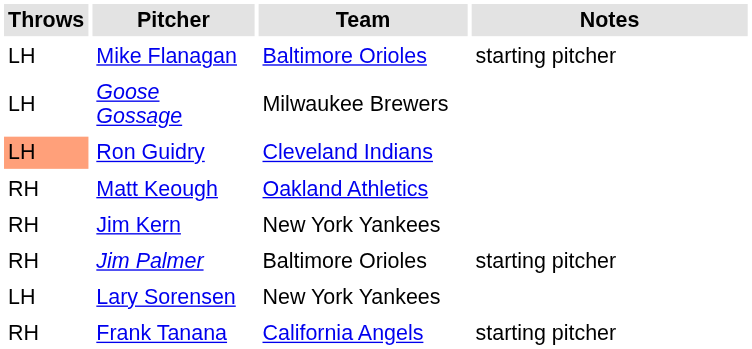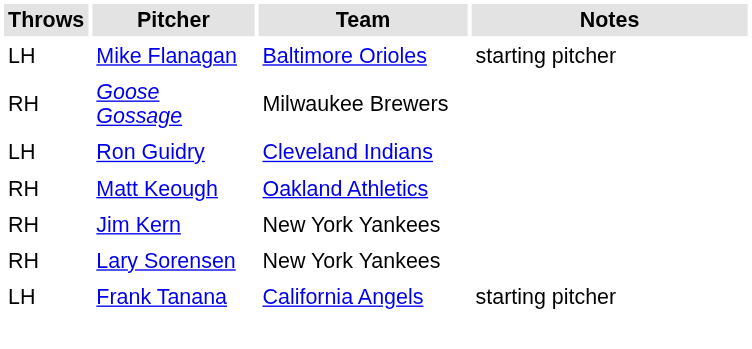(22, 104) LH -> (24, 104) RH
(22, 152) lightsalmon background -> (22, 152) no background
- row: (150, 261)
(22, 297) LH -> (24, 261) RH
(24, 333) RH -> (22, 297) LH
